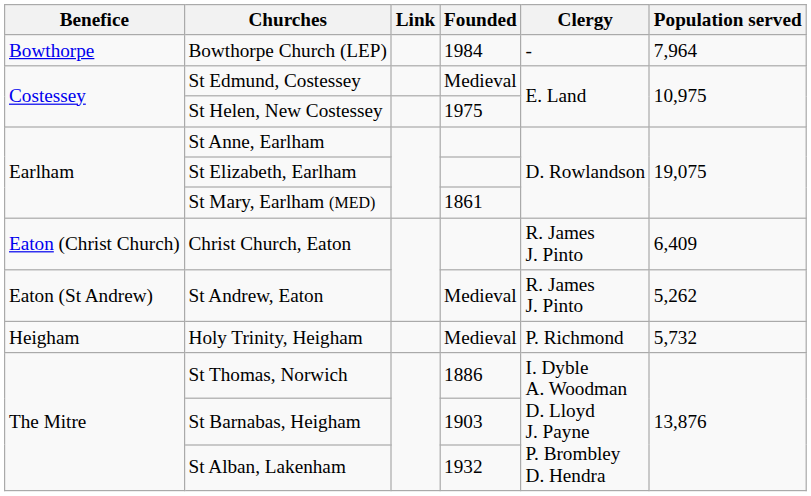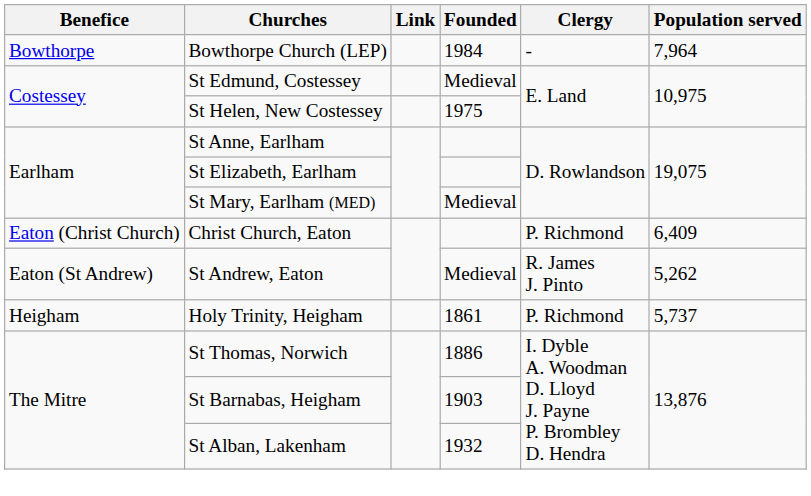(463, 202) 1861 -> (480, 202) Medieval
(560, 243) R. James J. Pinto -> (575, 232) P. Richmond
(480, 336) Medieval -> (463, 315) 1861
(675, 336) 5,732 -> (675, 315) 5,737
